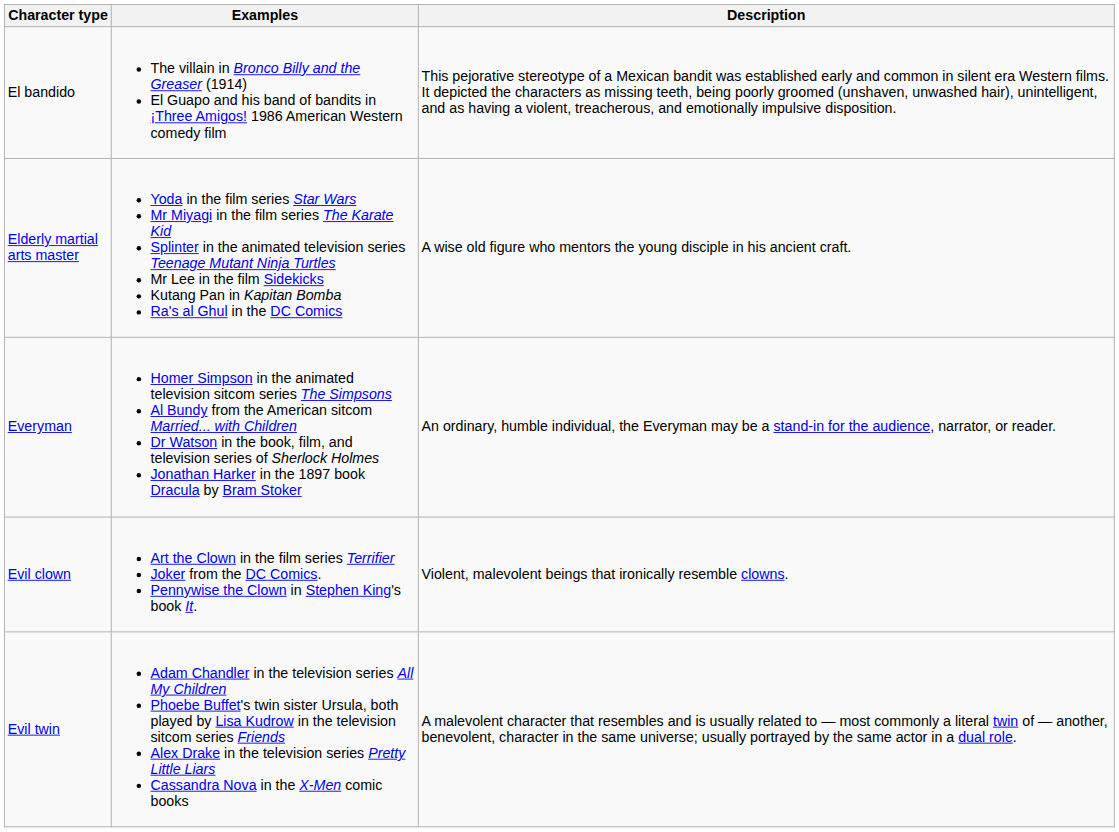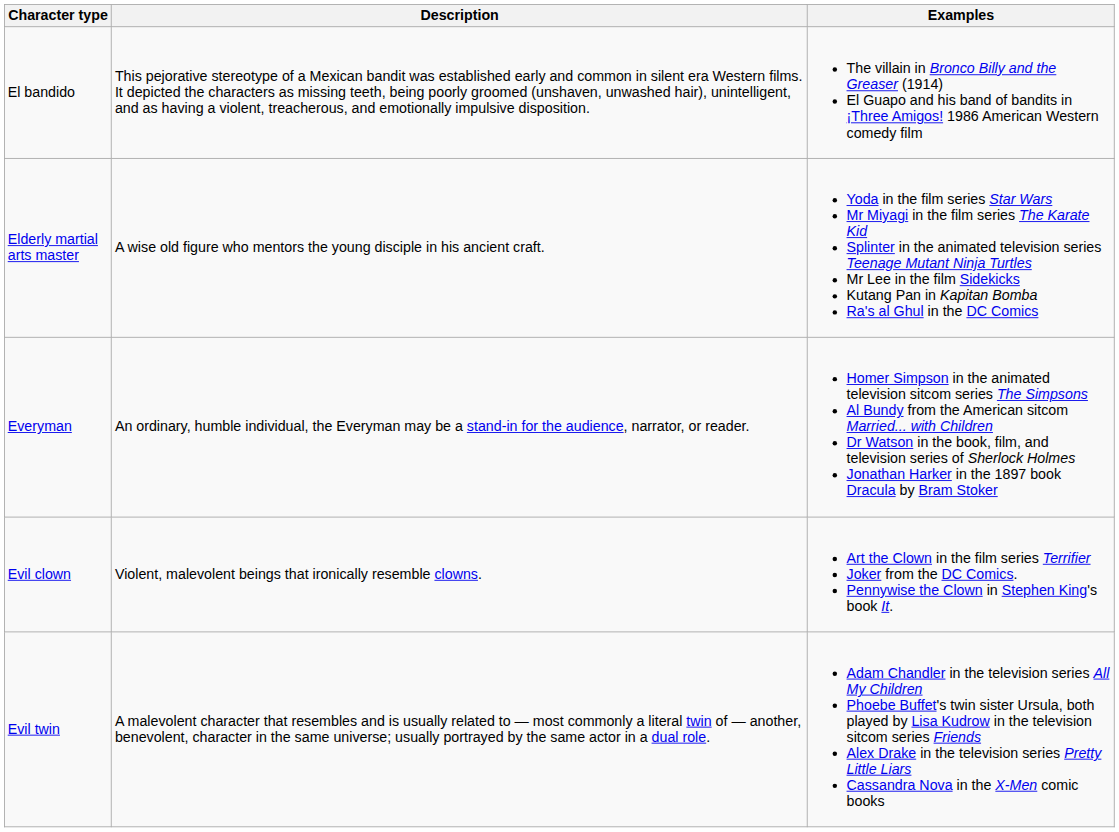columns swapped: (766, 15) <-> (265, 15)
